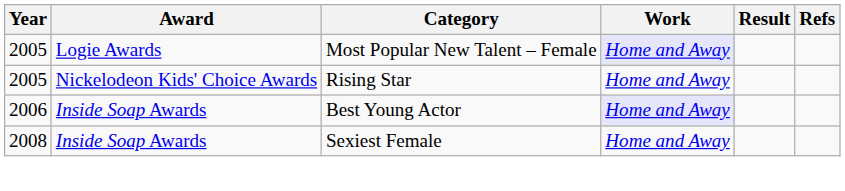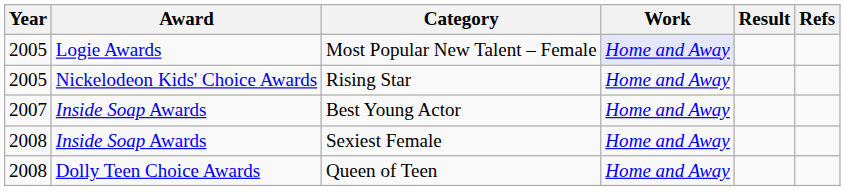(28, 110) 2006 -> (28, 110) 2007
(668, 110) lavender background -> (668, 110) no background
+ row: (382, 170)
